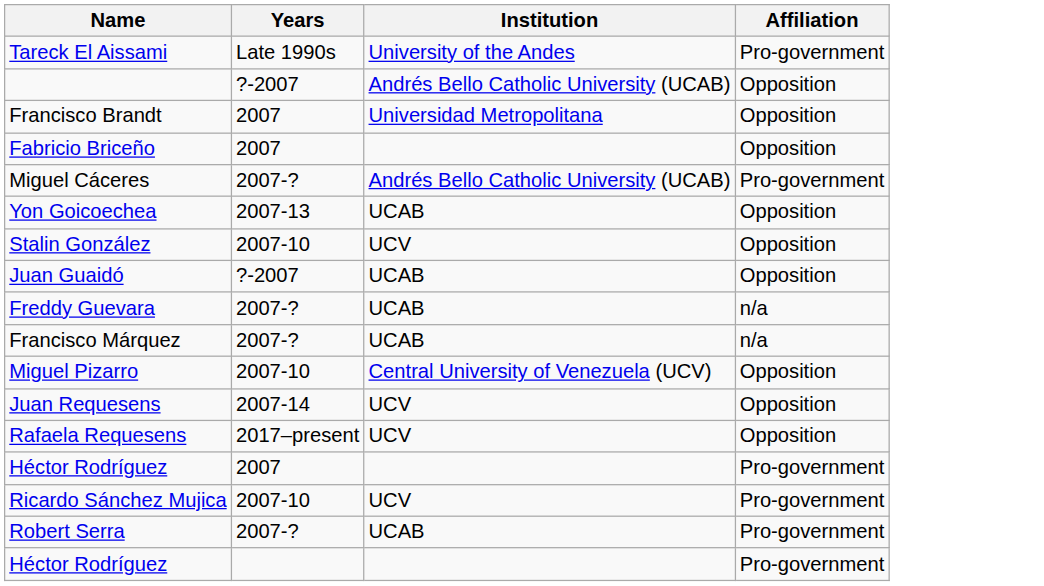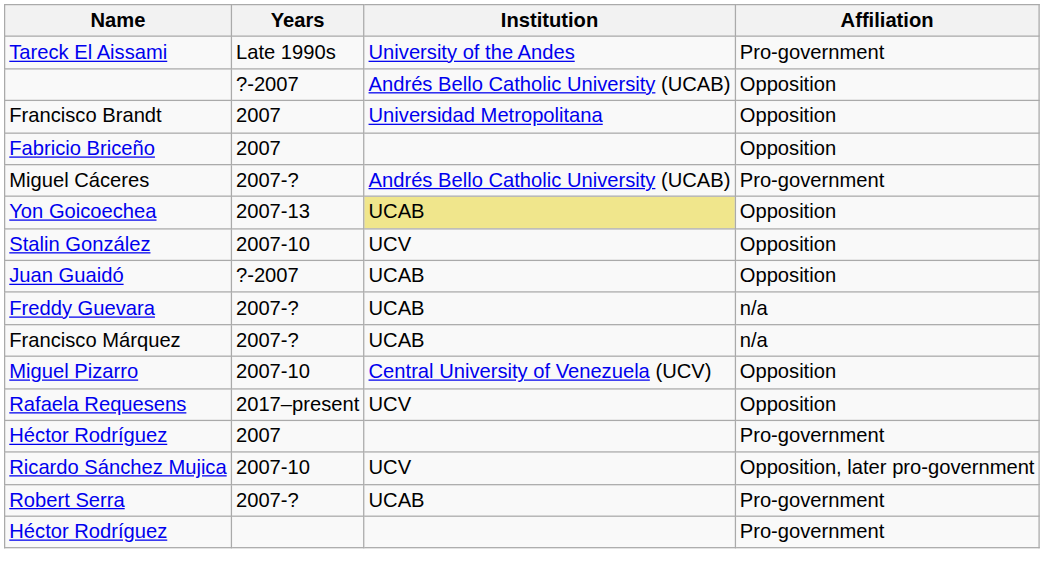(397, 212) no background -> (397, 212) khaki background
- row: (85, 404)
(812, 500) Pro-government -> (887, 468) Opposition, later pro-government
